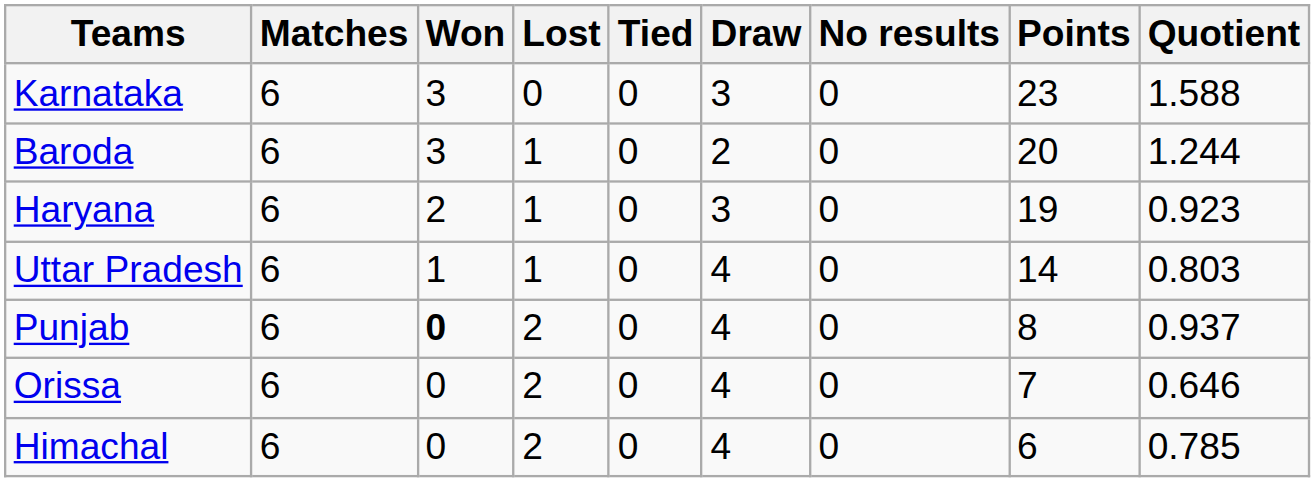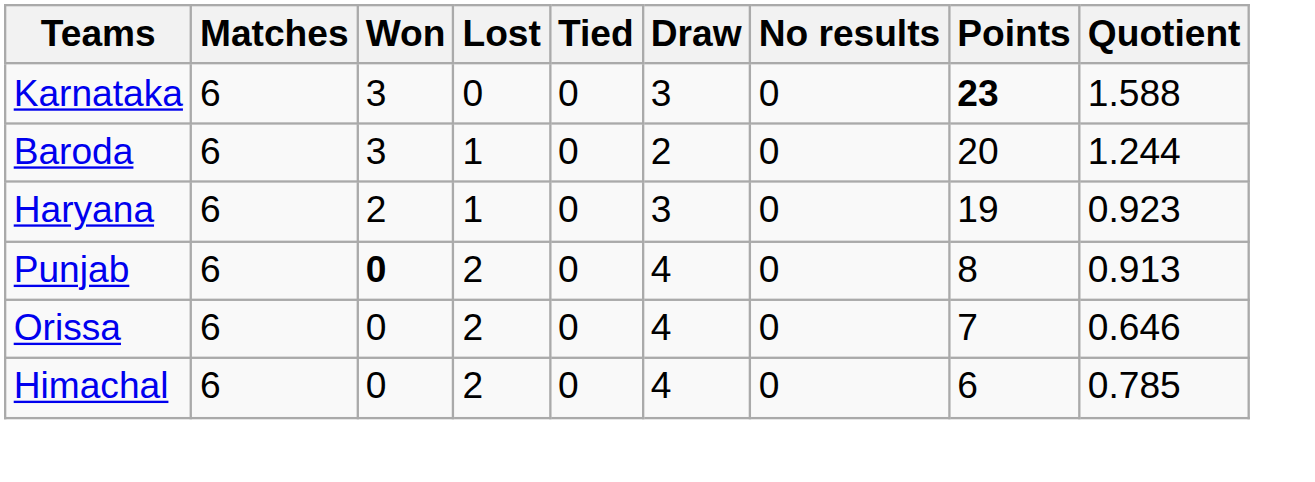(1038, 92) normal -> (978, 92) bold
- row: (128, 269)
(1194, 328) 0.937 -> (1134, 269) 0.913
